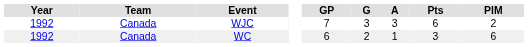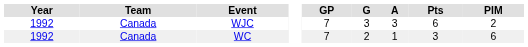(327, 36) 6 -> (327, 36) 7
